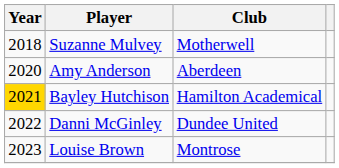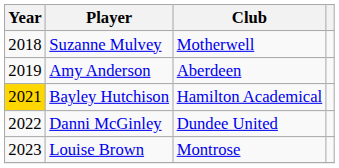(25, 70) 2020 -> (25, 70) 2019
